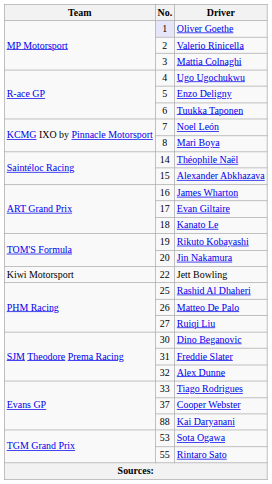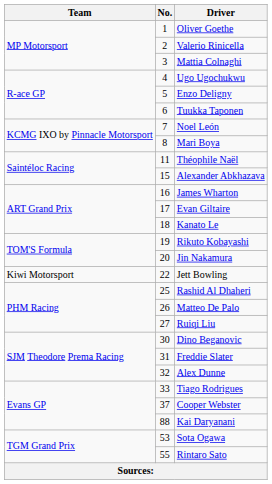(165, 28) lavender background -> (165, 28) no background
(165, 159) 14 -> (165, 159) 11
